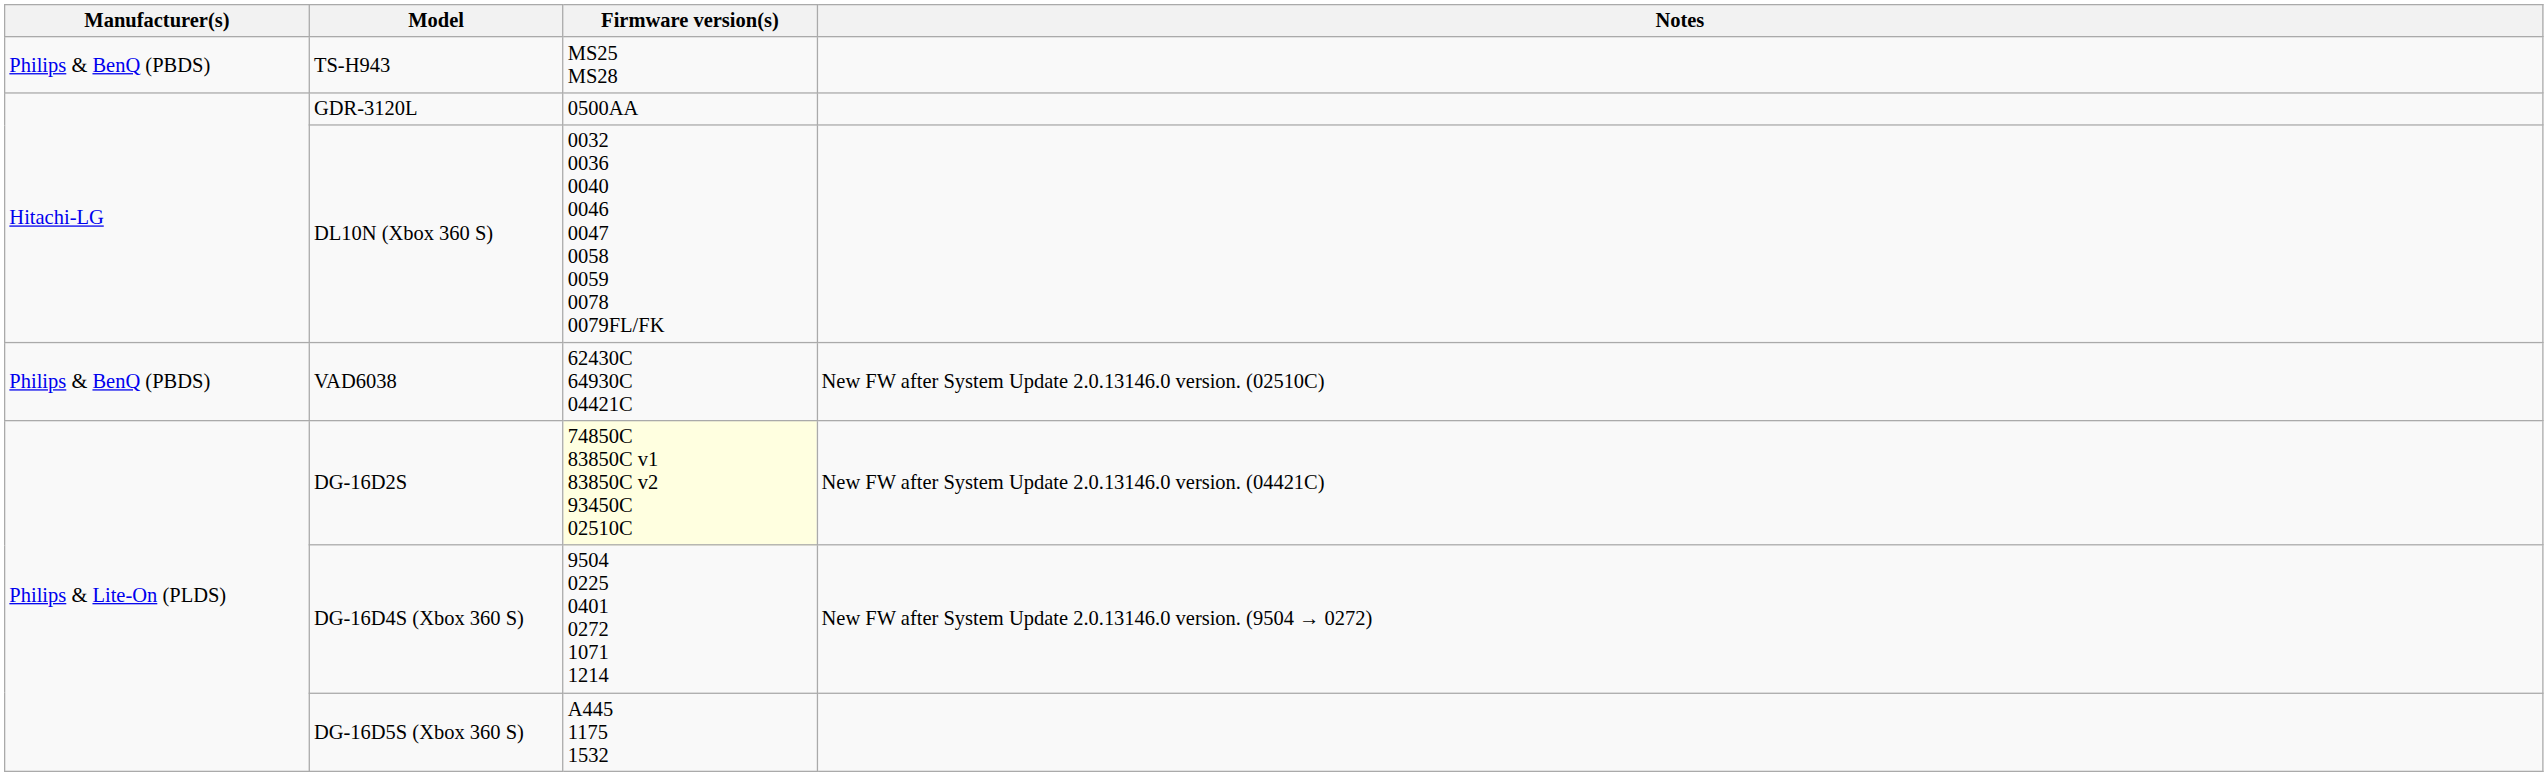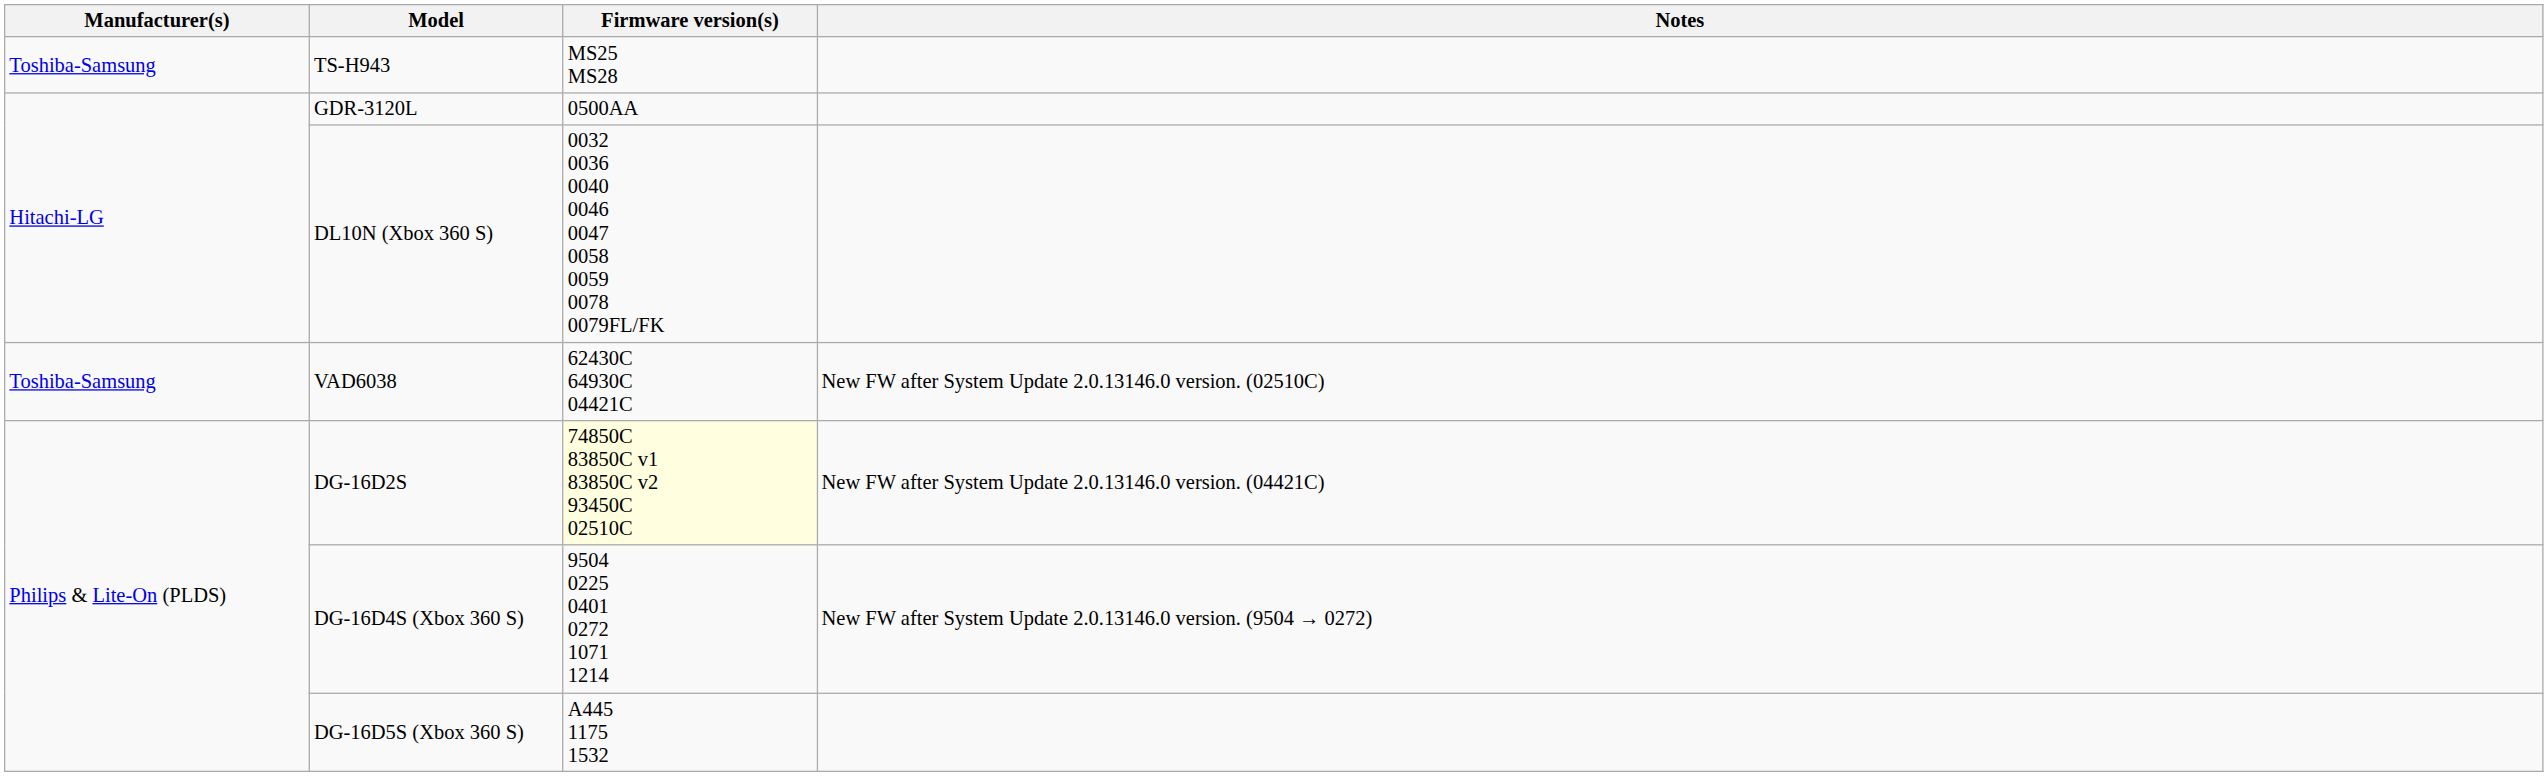(110, 64) Philips & BenQ (PBDS) -> (83, 64) Toshiba-Samsung
(110, 381) Philips & BenQ (PBDS) -> (83, 381) Toshiba-Samsung
